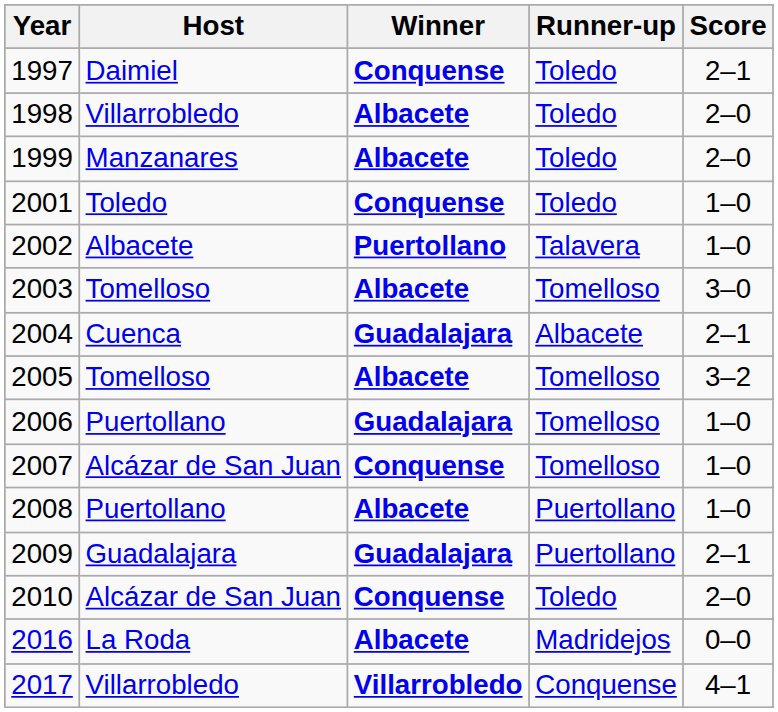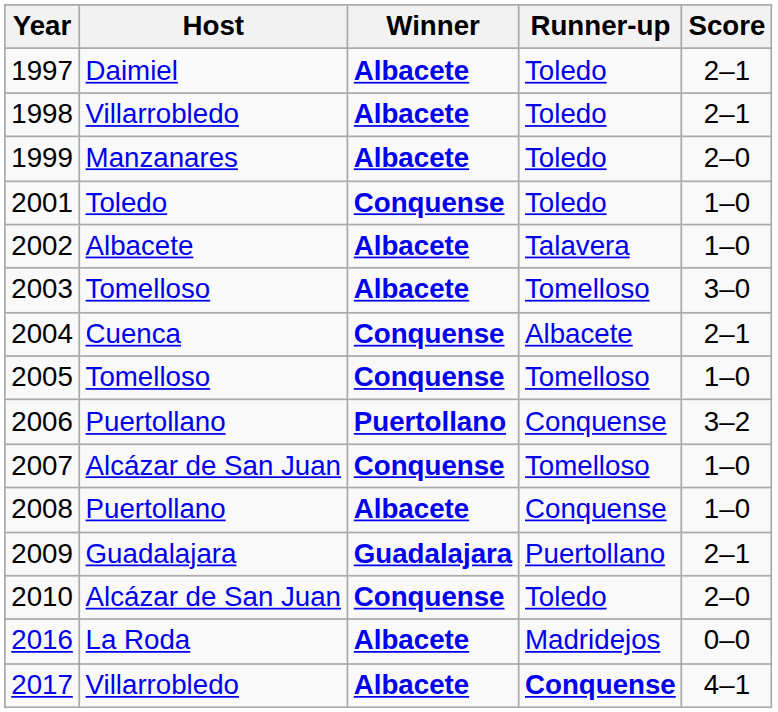(429, 70) Conquense -> (411, 70) Albacete
(728, 114) 2–0 -> (727, 114) 2–1
(430, 245) Puertollano -> (411, 245) Albacete
(433, 333) Guadalajara -> (429, 333) Conquense
(411, 377) Albacete -> (429, 377) Conquense
(728, 377) 3–2 -> (727, 377) 1–0
(433, 421) Guadalajara -> (430, 421) Puertollano
(598, 421) Tomelloso -> (596, 421) Conquense
(728, 421) 1–0 -> (727, 421) 3–2
(605, 509) Puertollano -> (596, 509) Conquense
(438, 684) Villarrobledo -> (411, 684) Albacete
(606, 684) normal -> (600, 684) bold
